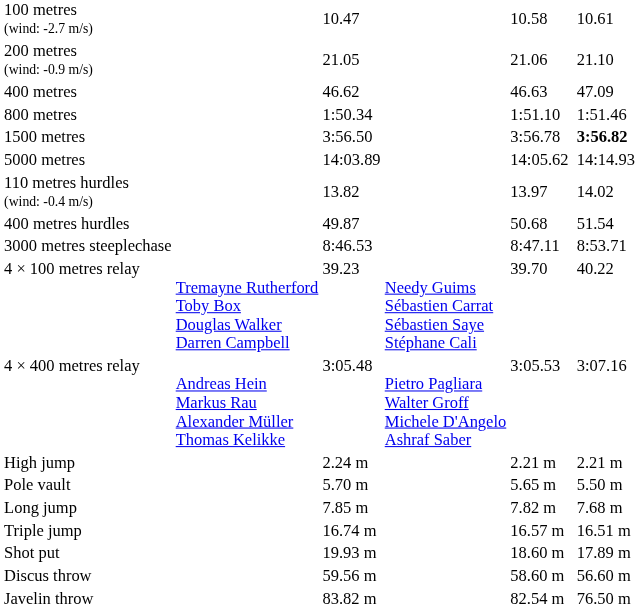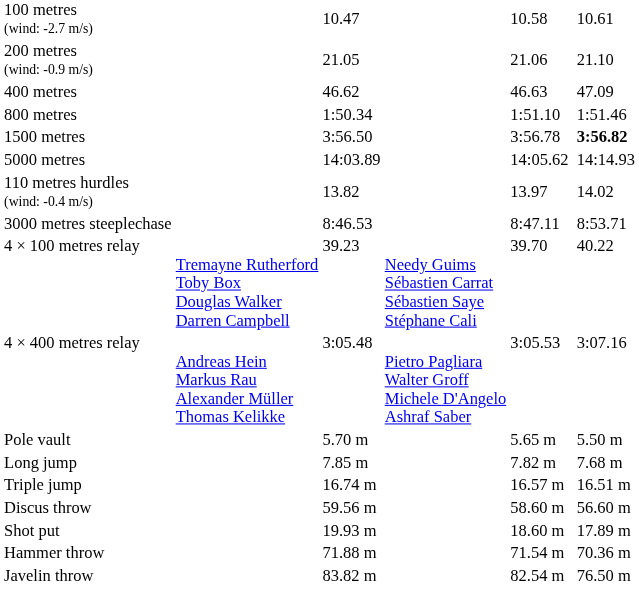- row: (67, 223)
- row: (40, 462)
rows swapped: (32, 553) <-> (48, 575)
+ row: (54, 553)
